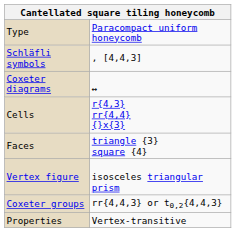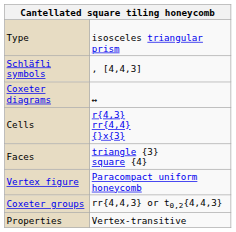(145, 32) Paracompact uniform honeycomb -> (147, 43) isosceles triangular prism
(147, 182) isosceles triangular prism -> (145, 182) Paracompact uniform honeycomb
